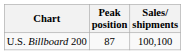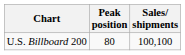(110, 41) 87 -> (110, 41) 80
